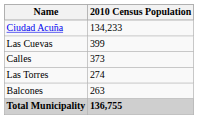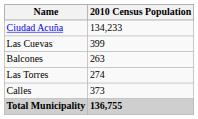rows swapped: (19, 59) <-> (25, 91)
